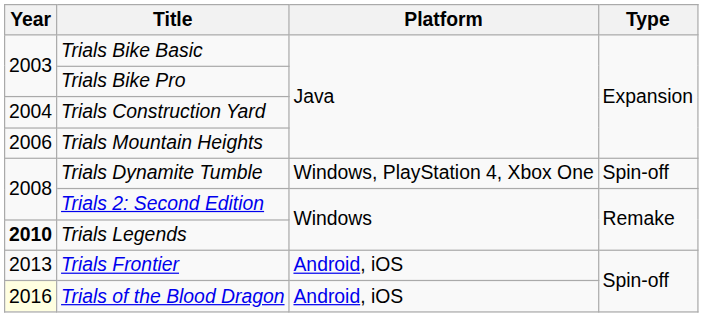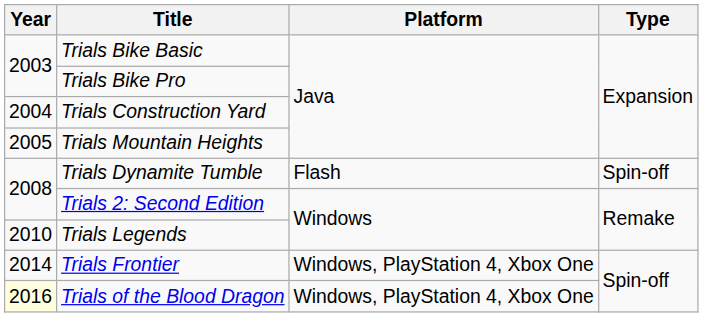(31, 142) 2006 -> (31, 142) 2005
(444, 173) Windows, PlayStation 4, Xbox One -> (317, 173) Flash
(31, 234) bold -> (31, 234) normal
(31, 265) 2013 -> (31, 265) 2014
(348, 265) Android, iOS -> (444, 265) Windows, PlayStation 4, Xbox One
(348, 296) Android, iOS -> (444, 296) Windows, PlayStation 4, Xbox One
